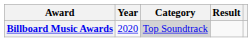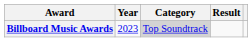(128, 28) 2020 -> (128, 28) 2023
